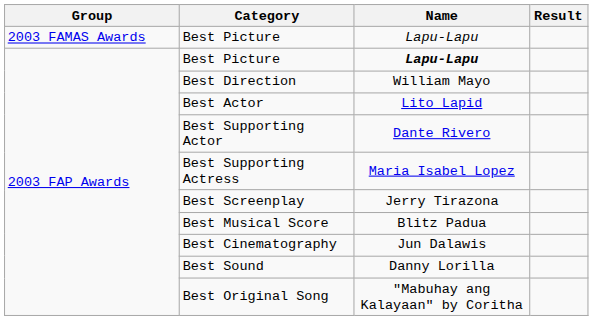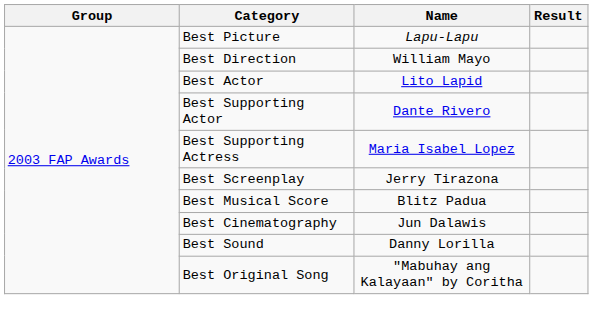- row: (77, 38)
(442, 60) bold -> (442, 38) normal
